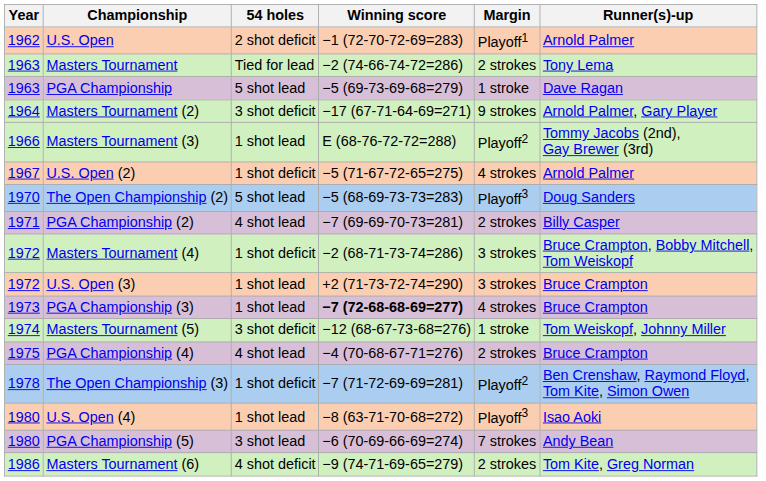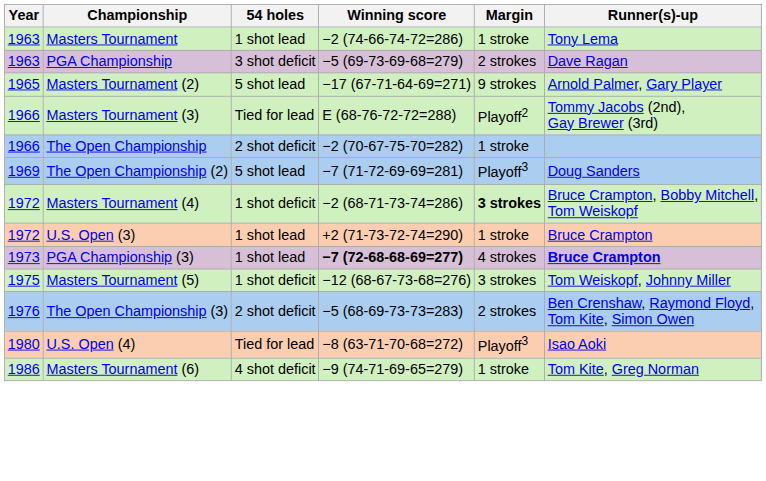- row: (80, 40)
(275, 65) Tied for lead -> (270, 38) 1 shot lead
(507, 65) 2 strokes -> (503, 38) 1 stroke
(270, 88) 5 shot lead -> (275, 61) 3 shot deficit
(503, 88) 1 stroke -> (507, 61) 2 strokes
(24, 111) 1964 -> (24, 84) 1965
(275, 111) 3 shot deficit -> (270, 84) 5 shot lead
(270, 142) 1 shot lead -> (275, 115) Tied for lead
+ row: (126, 146)
- row: (91, 173)
(24, 197) 1970 -> (24, 171) 1969
(393, 197) −5 (68-69-73-73=283) -> (393, 171) −7 (71-72-69-69=281)
- row: (120, 222)
(507, 253) normal -> (509, 203) bold
(507, 284) 3 strokes -> (503, 234) 1 stroke
(595, 307) normal -> (604, 257) bold
(24, 330) 1974 -> (24, 280) 1975
(275, 330) 3 shot deficit -> (275, 280) 1 shot deficit
(503, 330) 1 stroke -> (507, 280) 3 strokes
- row: (120, 352)
(24, 383) 1978 -> (24, 311) 1976
(275, 383) 1 shot deficit -> (275, 311) 2 shot deficit
(393, 383) −7 (71-72-69-69=281) -> (393, 311) −5 (68-69-73-73=283)
(503, 383) Playoff2 -> (507, 311) 2 strokes
(270, 416) 1 shot lead -> (275, 344) Tied for lead
- row: (120, 441)
(507, 464) 2 strokes -> (503, 369) 1 stroke
